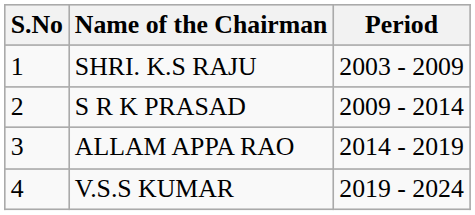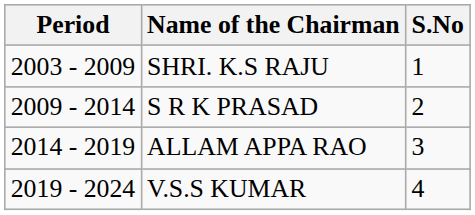columns swapped: (37, 24) <-> (402, 24)
